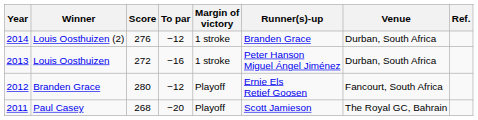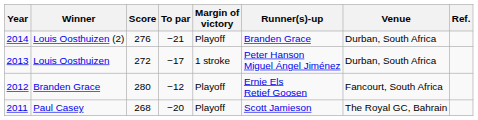(176, 39) −12 -> (176, 39) −21
(212, 39) 1 stroke -> (210, 39) Playoff
(176, 60) −16 -> (176, 60) −17
